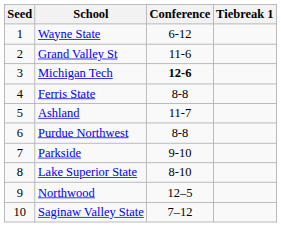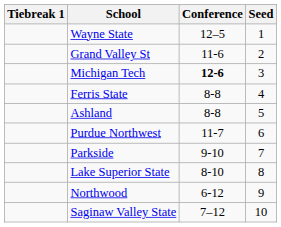columns swapped: (20, 14) <-> (245, 14)
(180, 34) 6-12 -> (212, 34) 12–5
(180, 113) 11-7 -> (212, 113) 8-8
(180, 133) 8-8 -> (212, 133) 11-7
(180, 192) 12–5 -> (212, 192) 6-12
